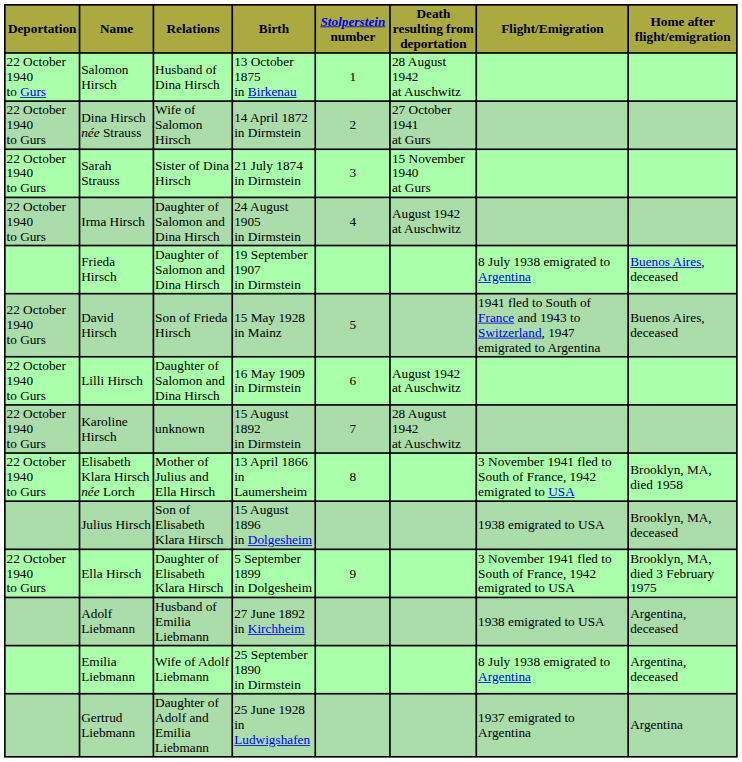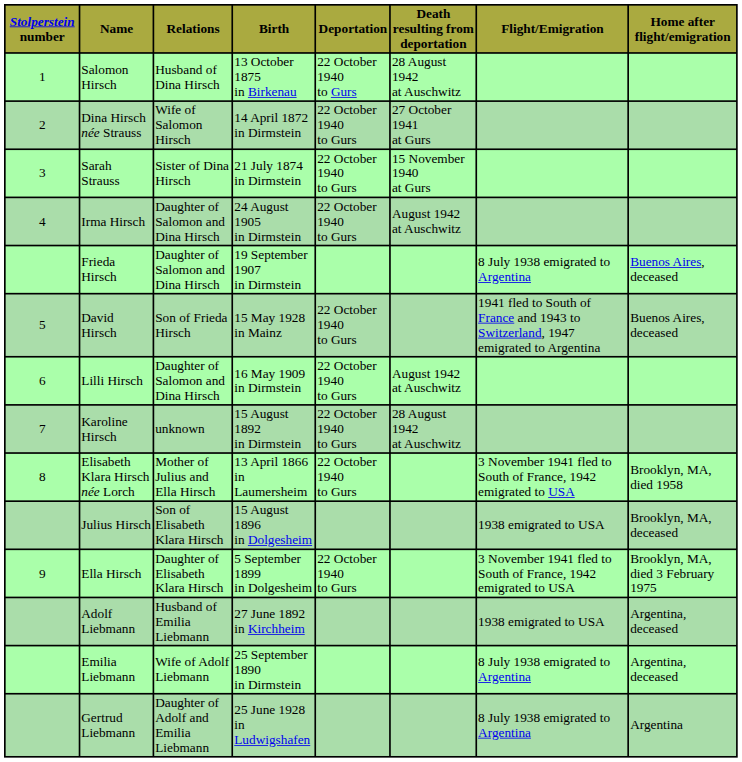columns swapped: (353, 28) <-> (42, 28)
(526, 725) 1937 emigrated to Argentina -> (544, 725) 8 July 1938 emigrated to Argentina
